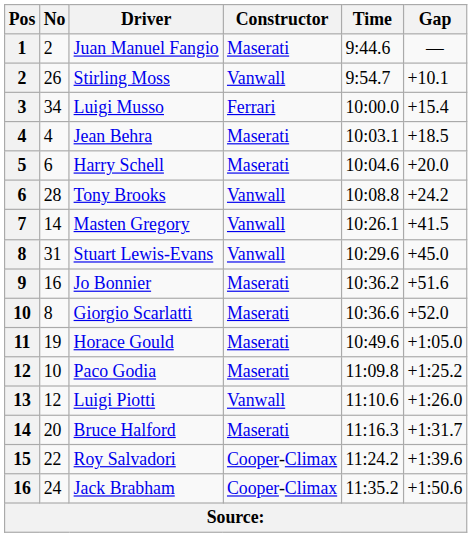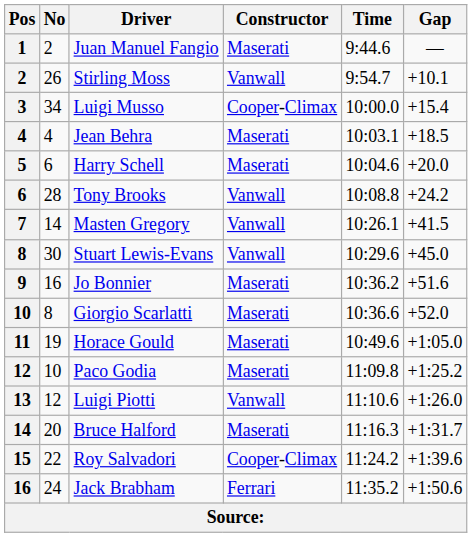(251, 107) Ferrari -> (282, 107) Cooper-Climax
(53, 253) 31 -> (53, 253) 30
(282, 488) Cooper-Climax -> (251, 488) Ferrari
